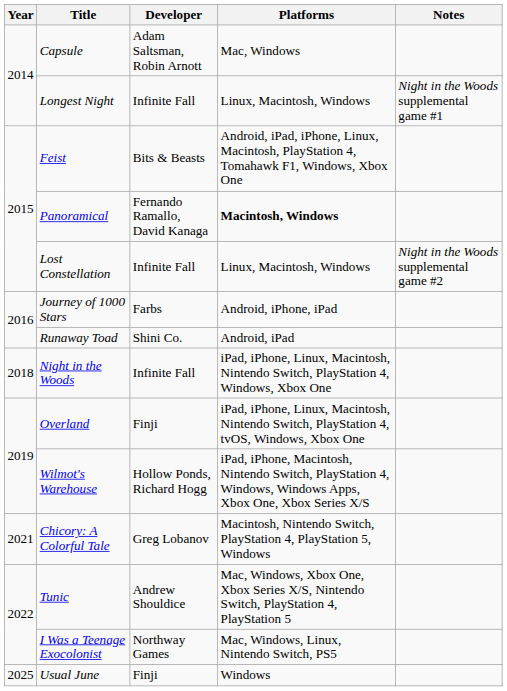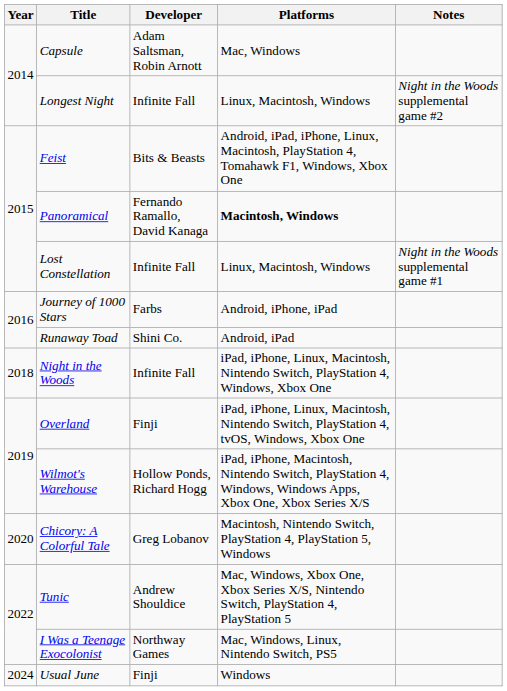(448, 100) Night in the Woods supplemental game #1 -> (448, 100) Night in the Woods supplemental game #2
(448, 266) Night in the Woods supplemental game #2 -> (448, 266) Night in the Woods supplemental game #1
(21, 538) 2021 -> (21, 538) 2020
(21, 675) 2025 -> (21, 675) 2024
